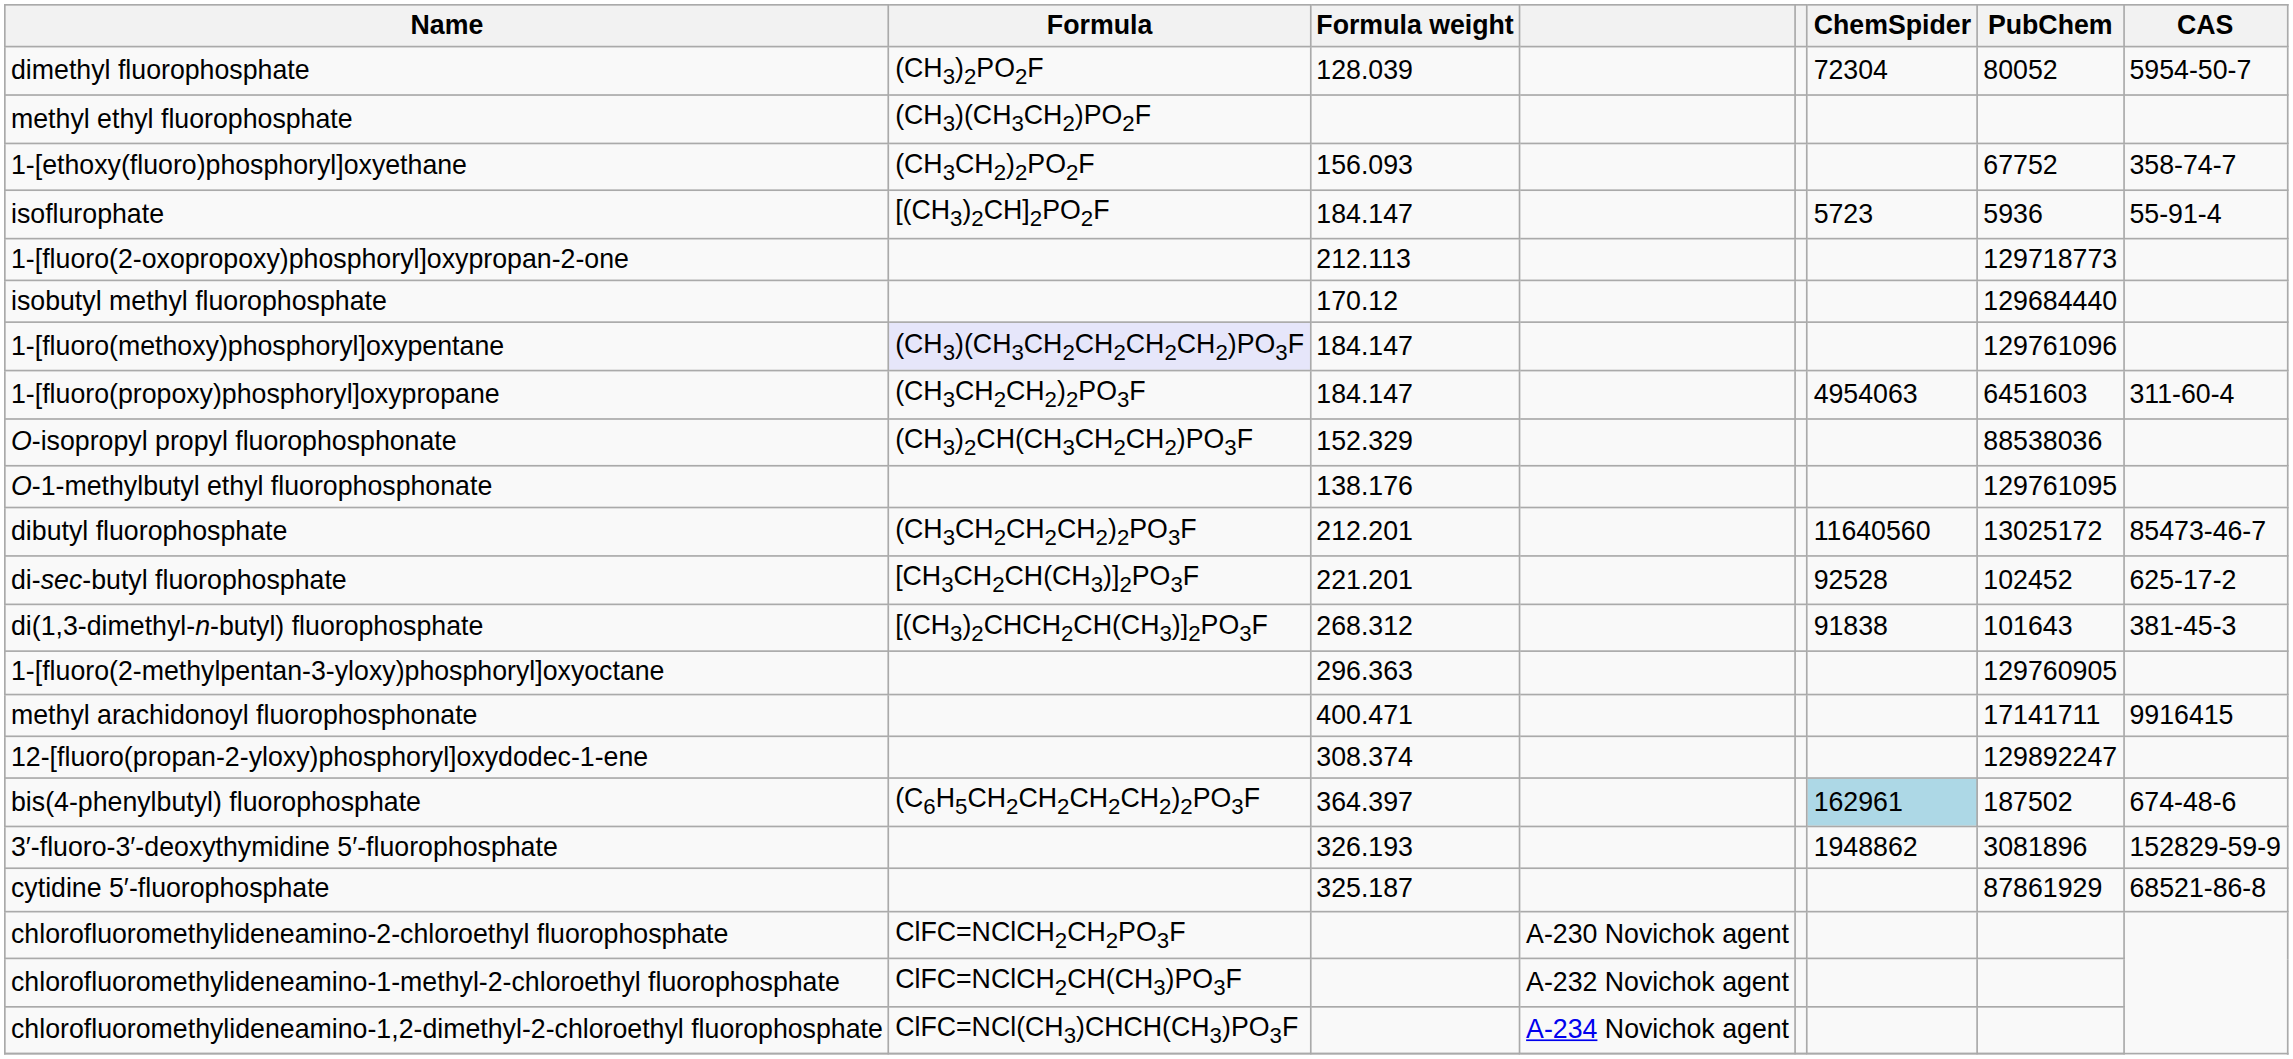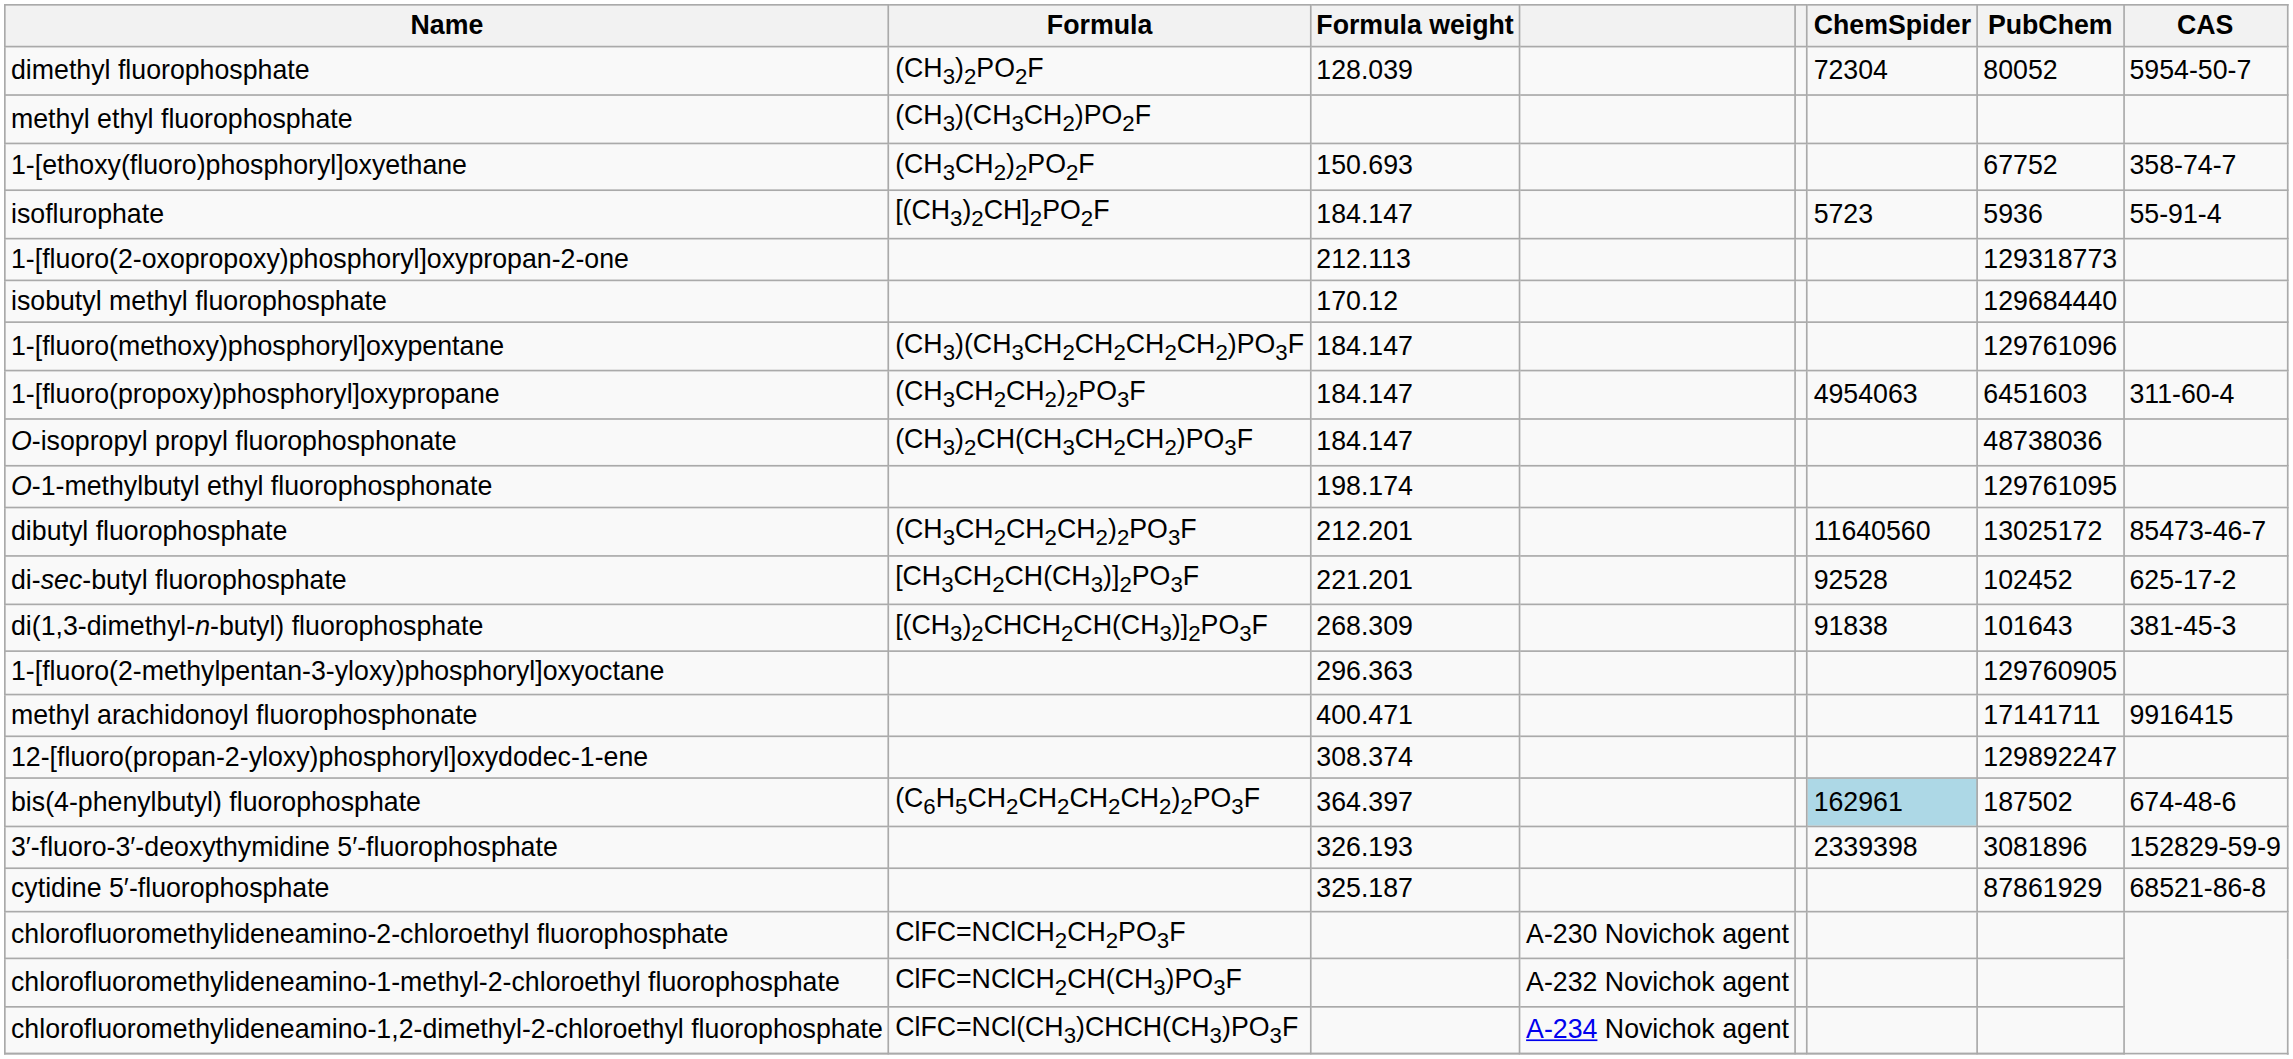(1365, 166) 156.093 -> (1365, 166) 150.693
(2050, 258) 129718773 -> (2050, 258) 129318773
(1100, 347) lavender background -> (1100, 347) no background
(1365, 441) 152.329 -> (1365, 441) 184.147
(2043, 441) 88538036 -> (2043, 441) 48738036
(1365, 486) 138.176 -> (1365, 486) 198.174
(1365, 627) 268.312 -> (1365, 627) 268.309
(1866, 847) 1948862 -> (1866, 847) 2339398
